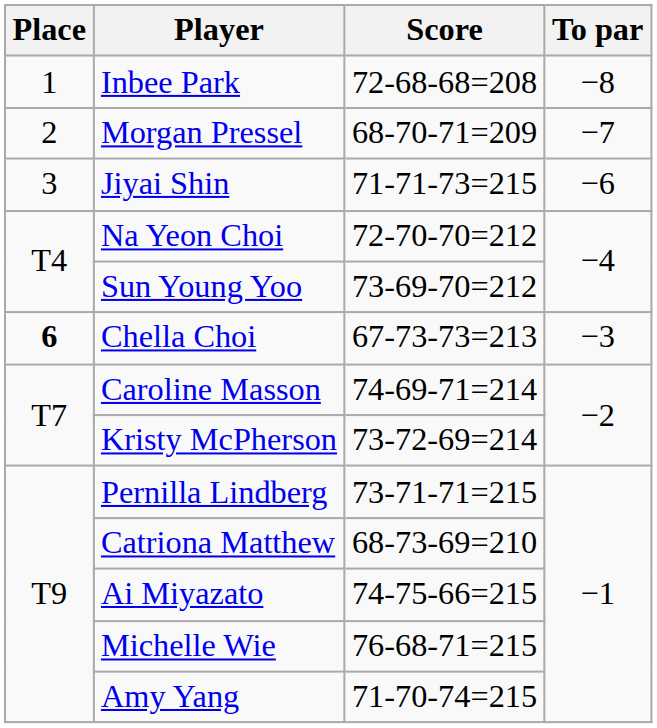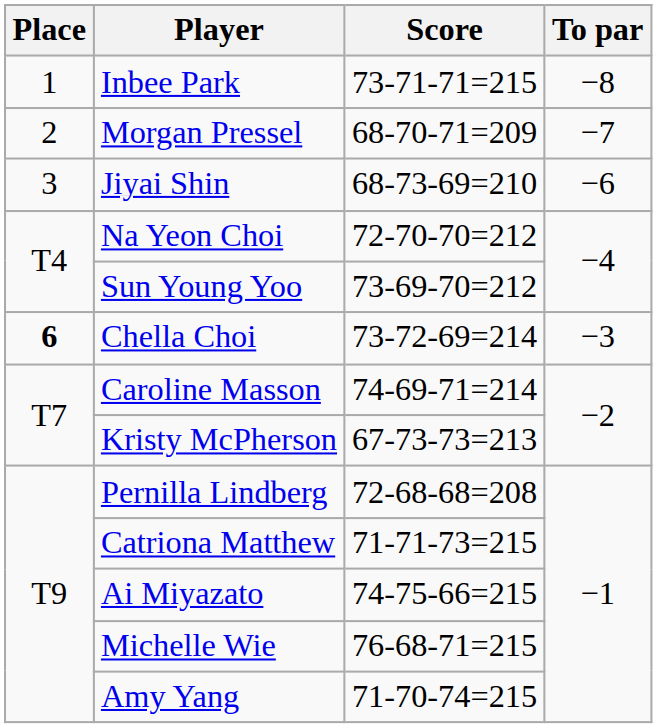(445, 81) 72-68-68=208 -> (445, 81) 73-71-71=215
(445, 183) 71-71-73=215 -> (445, 183) 68-73-69=210
(445, 337) 67-73-73=213 -> (445, 337) 73-72-69=214
(445, 440) 73-72-69=214 -> (445, 440) 67-73-73=213
(445, 491) 73-71-71=215 -> (445, 491) 72-68-68=208
(445, 542) 68-73-69=210 -> (445, 542) 71-71-73=215
